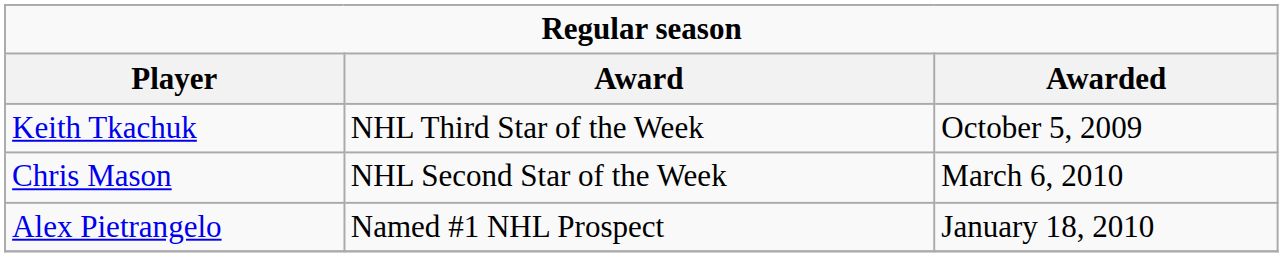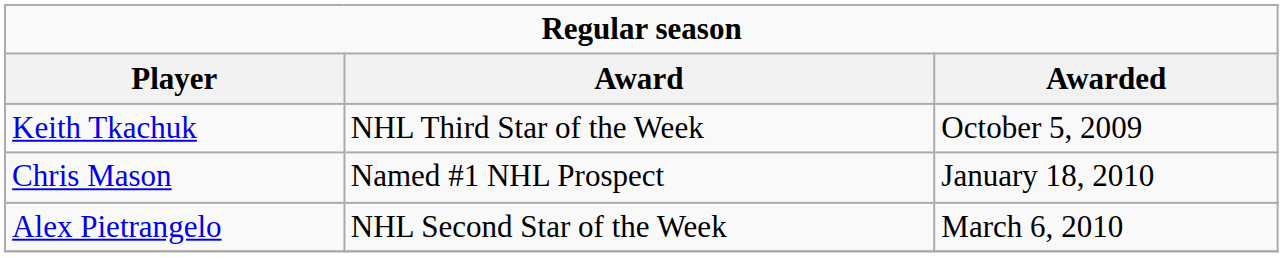(539, 176) NHL Second Star of the Week -> (507, 176) Named #1 NHL Prospect
(1032, 176) March 6, 2010 -> (1048, 176) January 18, 2010
(507, 226) Named #1 NHL Prospect -> (539, 226) NHL Second Star of the Week
(1048, 226) January 18, 2010 -> (1032, 226) March 6, 2010
